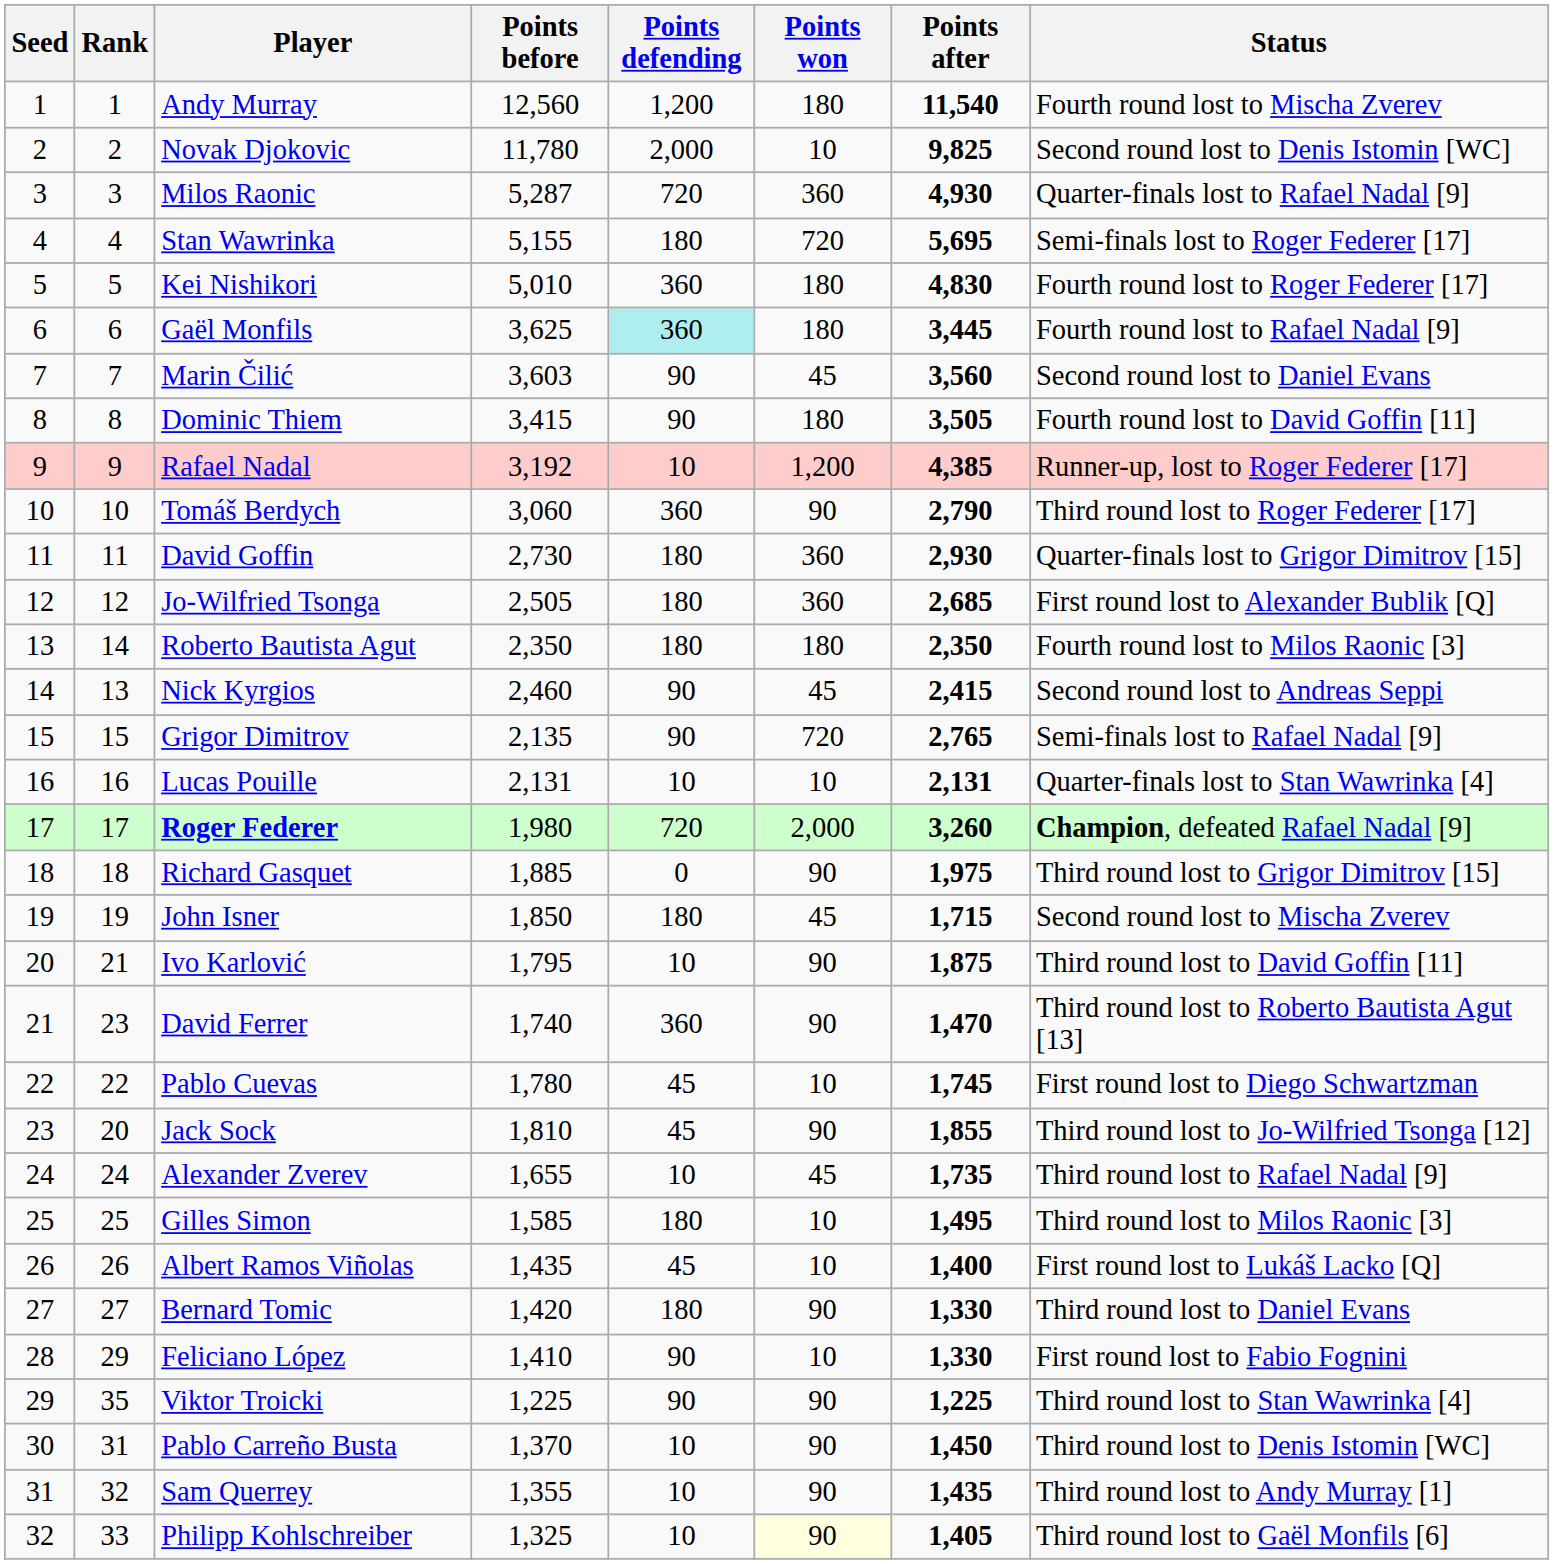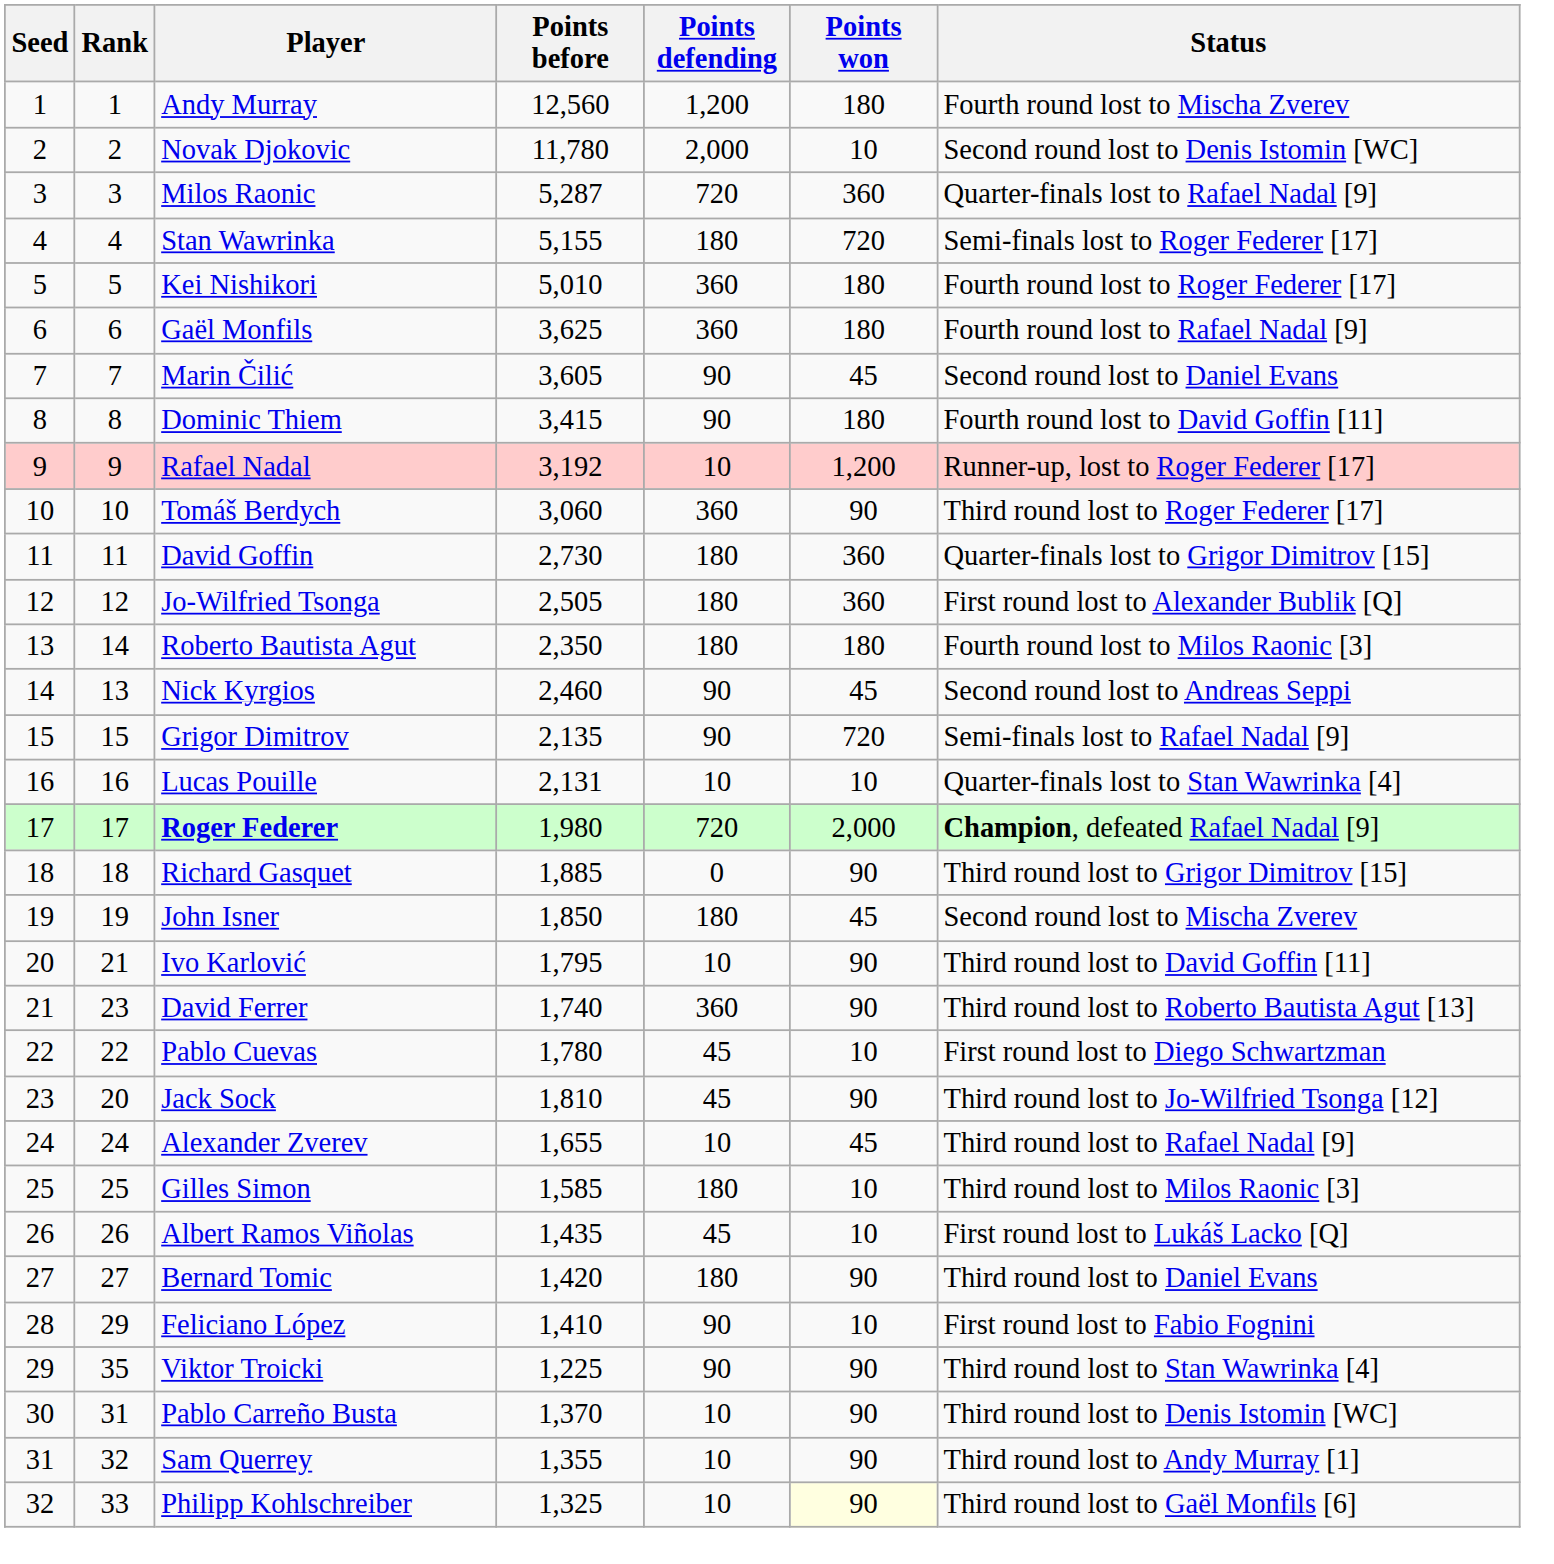- column: (960, 43)
(681, 330) paleturquoise background -> (717, 330) no background
(540, 375) 3,603 -> (570, 375) 3,605
